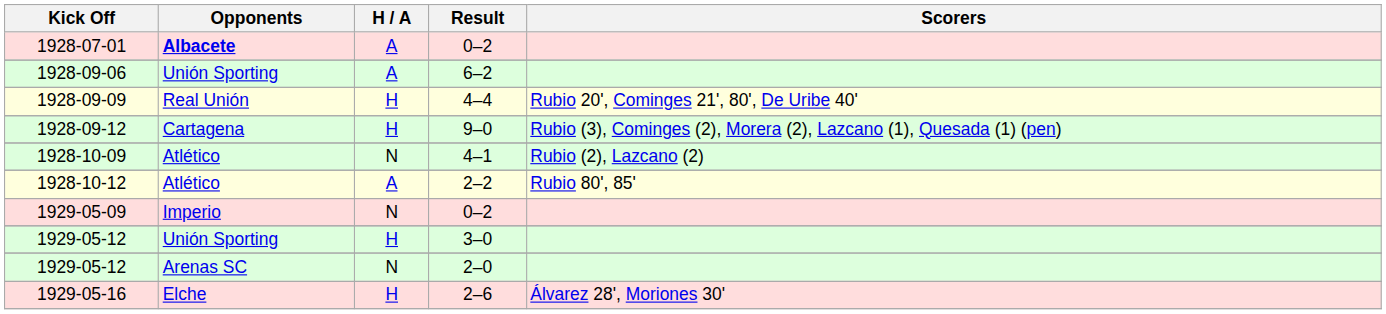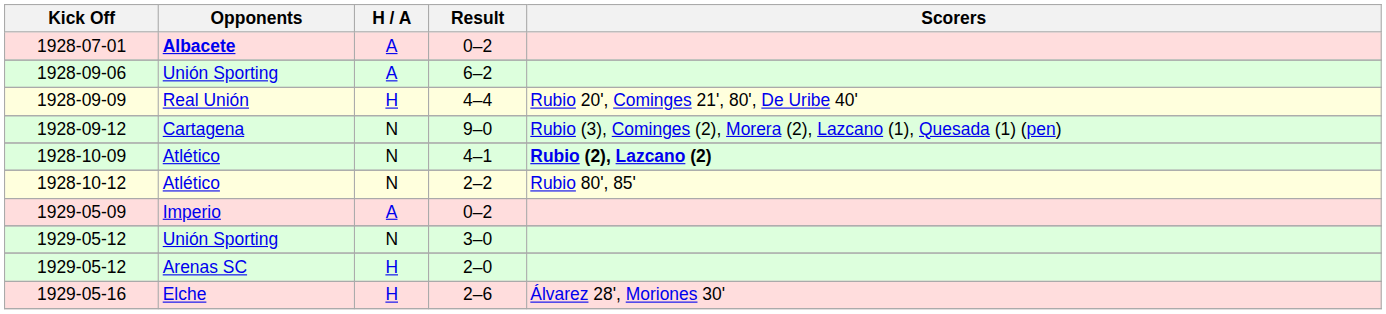(392, 128) H -> (392, 128) N
(617, 156) normal -> (621, 156) bold
(392, 184) A -> (392, 184) N
(392, 211) N -> (392, 211) A
(392, 239) H -> (392, 239) N
(392, 267) N -> (392, 267) H
